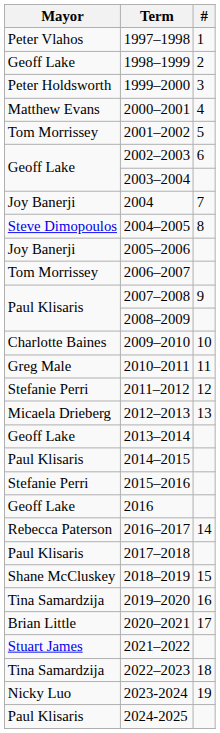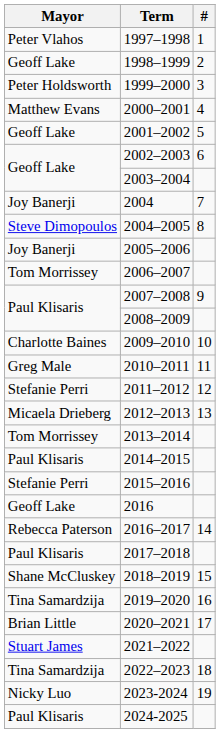(53, 132) Tom Morrissey -> (41, 132) Geoff Lake
(41, 436) Geoff Lake -> (53, 436) Tom Morrissey
